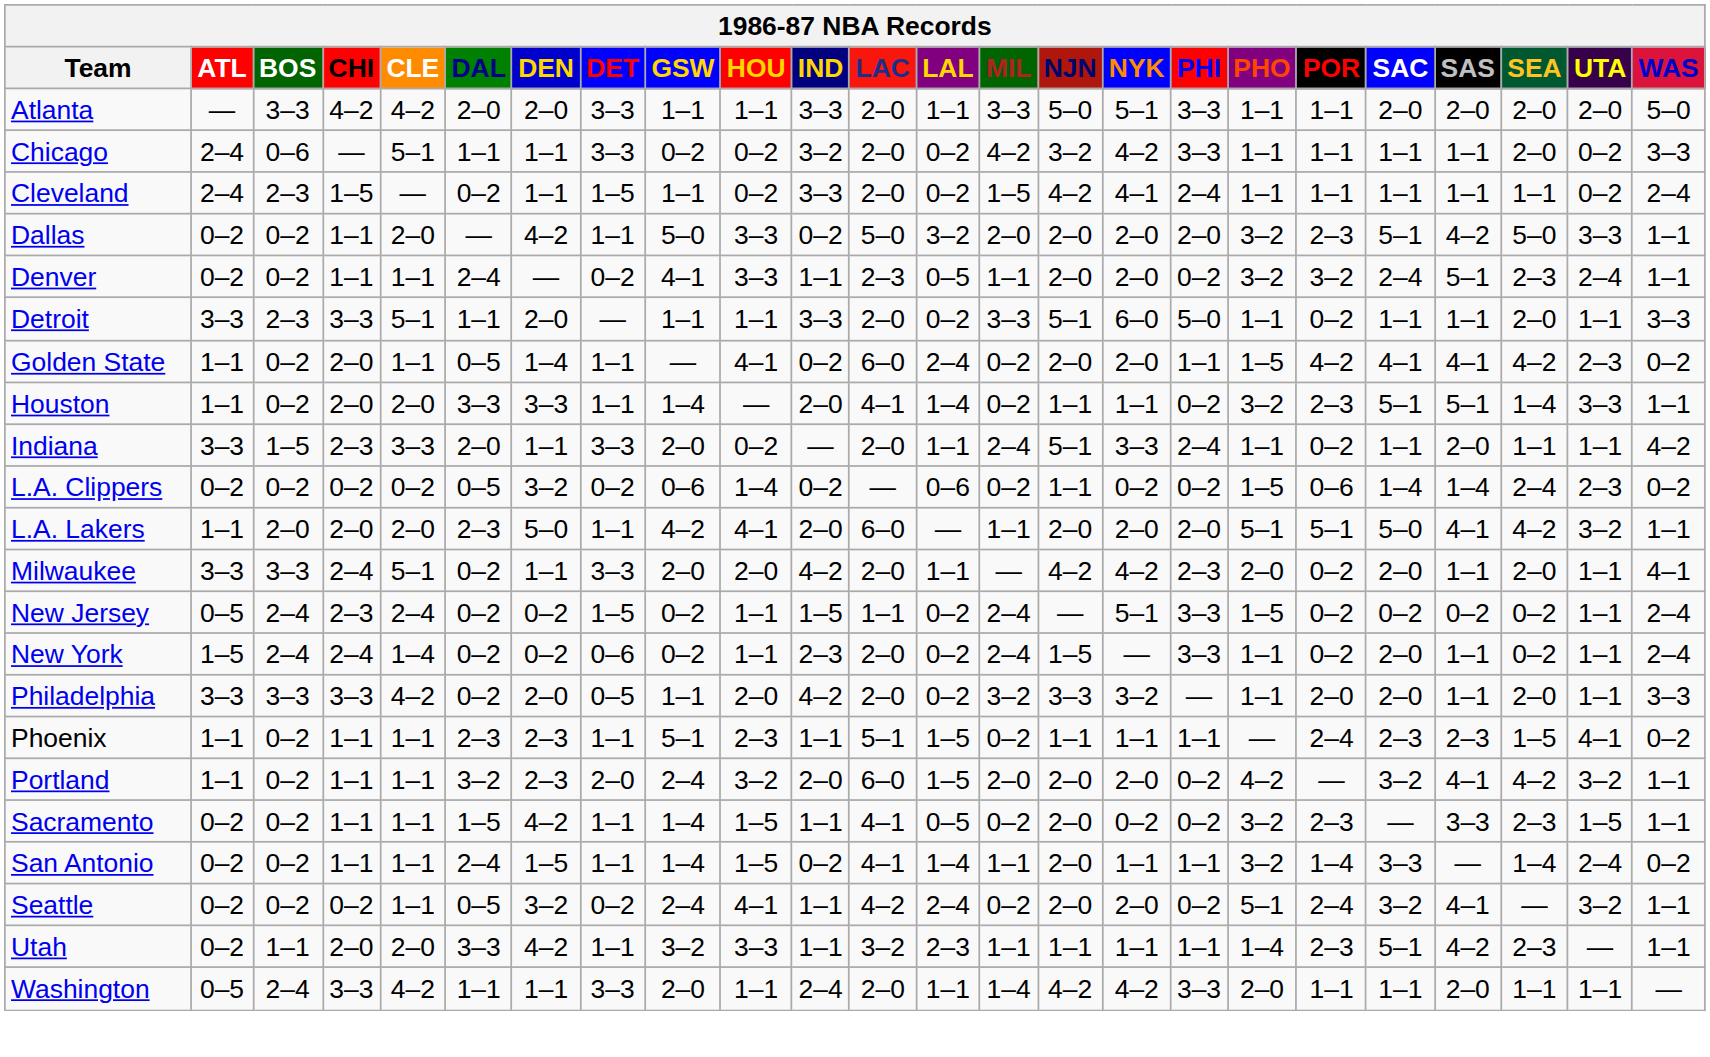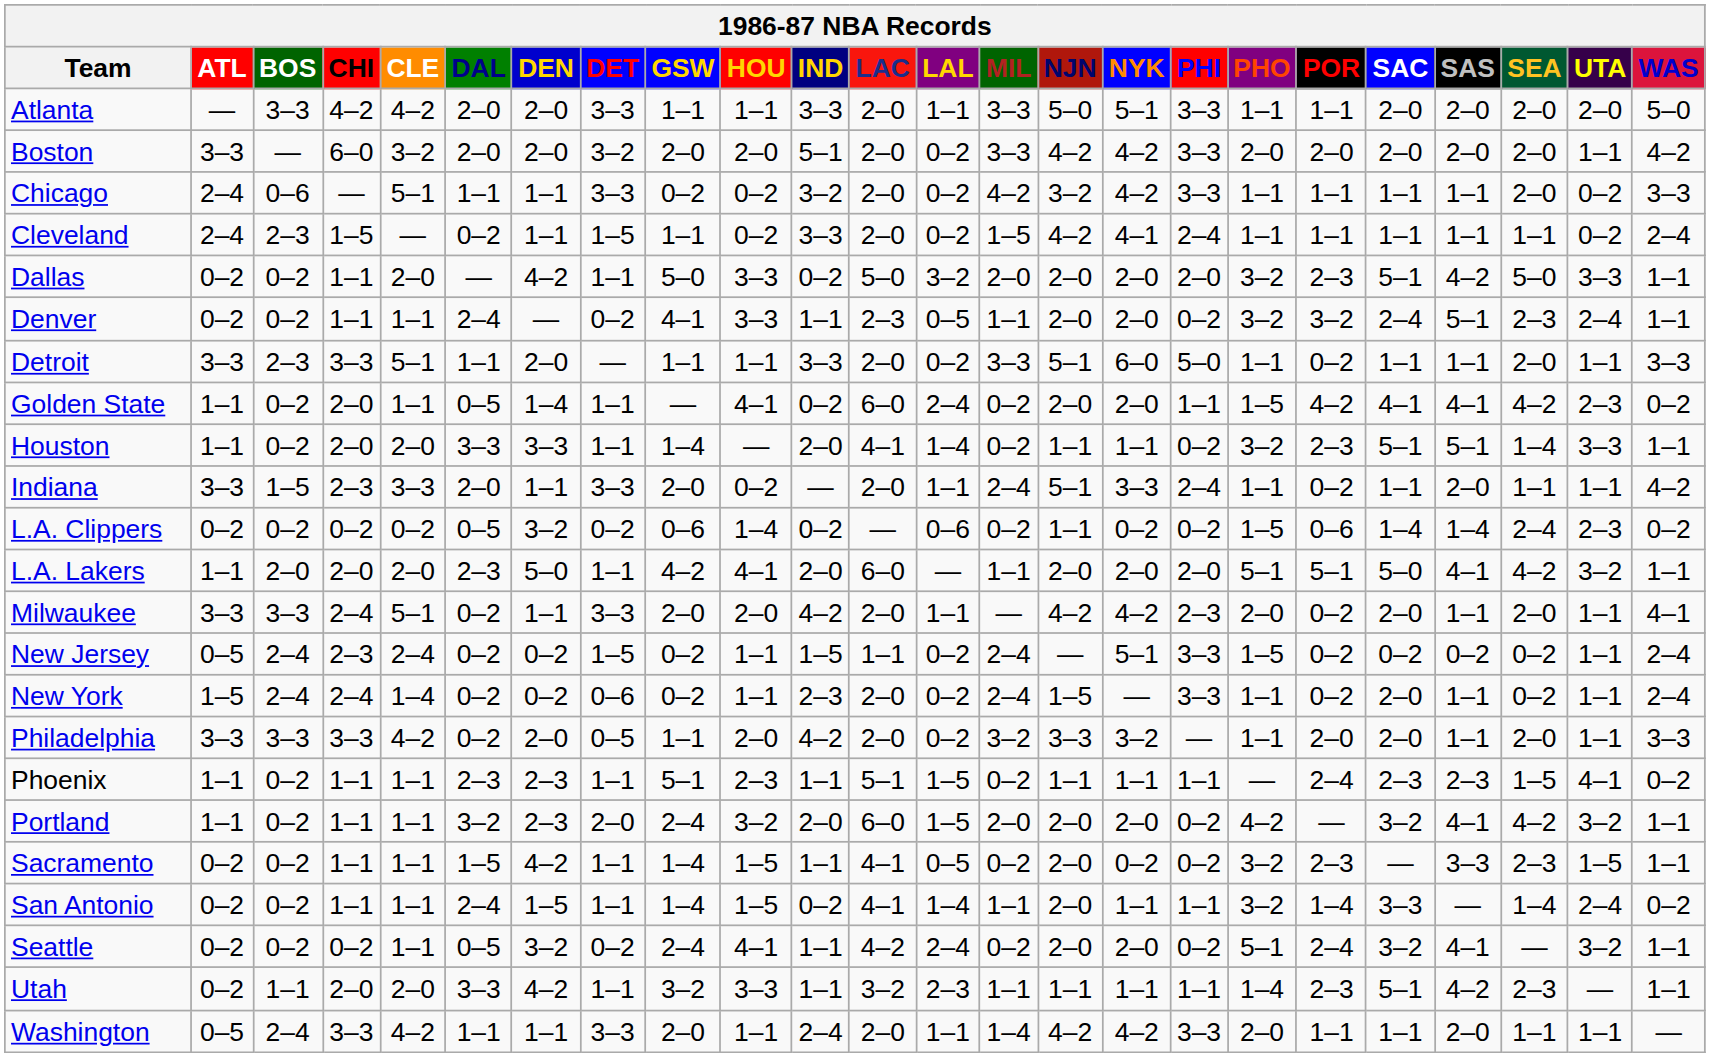+ row: (52, 152)
